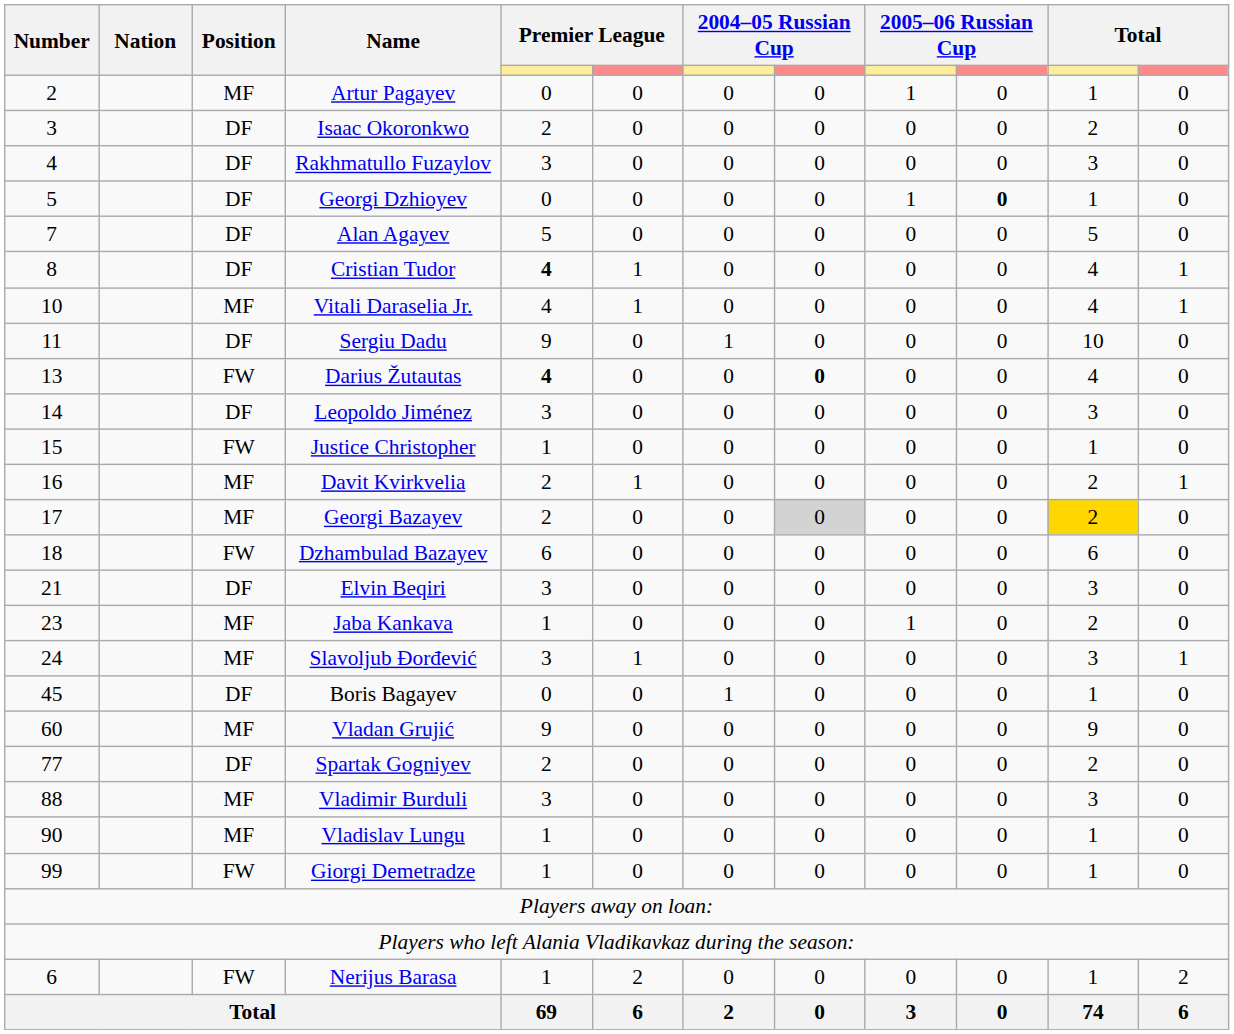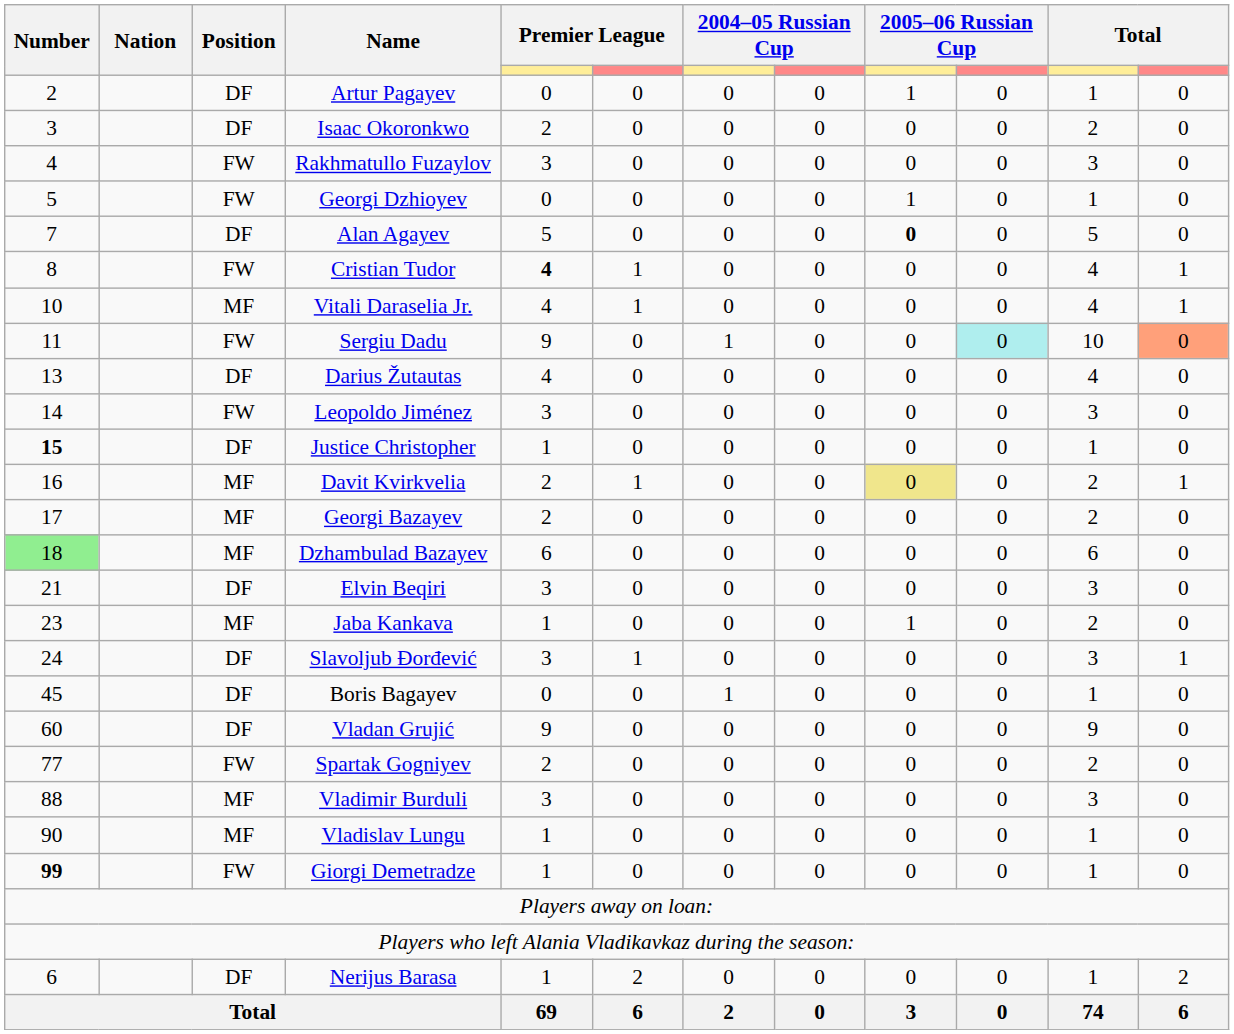(239, 93) MF -> (239, 93) DF
(239, 163) DF -> (239, 163) FW
(239, 199) DF -> (239, 199) FW
(1002, 199) bold -> (1002, 199) normal
(911, 234) normal -> (911, 234) bold
(239, 269) DF -> (239, 269) FW
(239, 340) DF -> (239, 340) FW
(1002, 340) no background -> (1002, 340) paleturquoise background
(1183, 340) no background -> (1183, 340) lightsalmon background
(239, 375) FW -> (239, 375) DF
(546, 375) bold -> (546, 375) normal
(820, 375) bold -> (820, 375) normal
(239, 411) DF -> (239, 411) FW
(52, 446) normal -> (52, 446) bold
(239, 446) FW -> (239, 446) DF
(911, 481) no background -> (911, 481) khaki background
(820, 517) lightgrey background -> (820, 517) no background
(1093, 517) gold background -> (1093, 517) no background
(52, 552) no background -> (52, 552) lightgreen background
(239, 552) FW -> (239, 552) MF
(239, 658) MF -> (239, 658) DF
(239, 729) MF -> (239, 729) DF
(239, 764) DF -> (239, 764) FW
(52, 870) normal -> (52, 870) bold
(239, 976) FW -> (239, 976) DF
